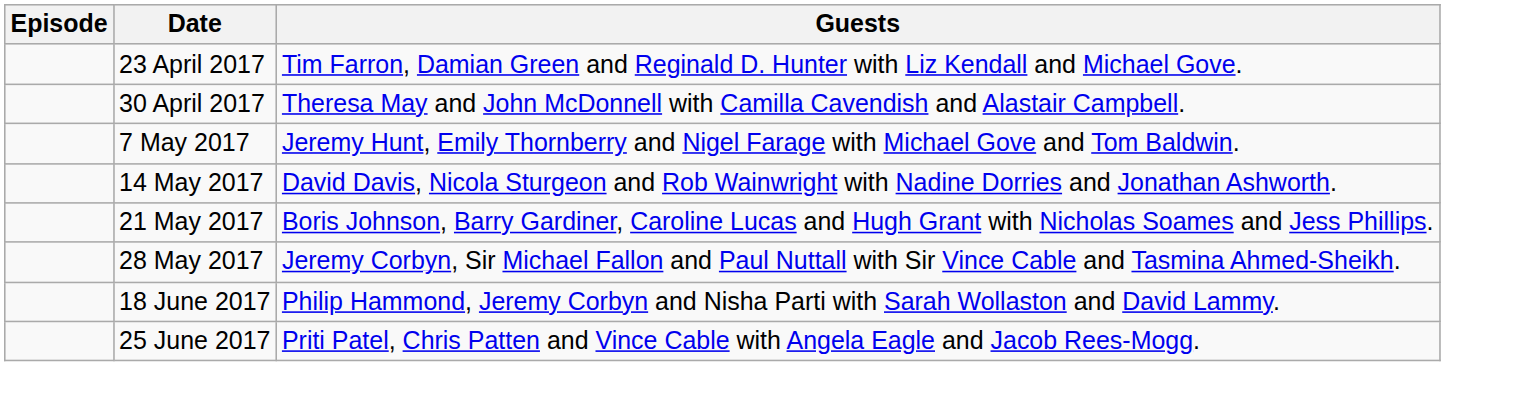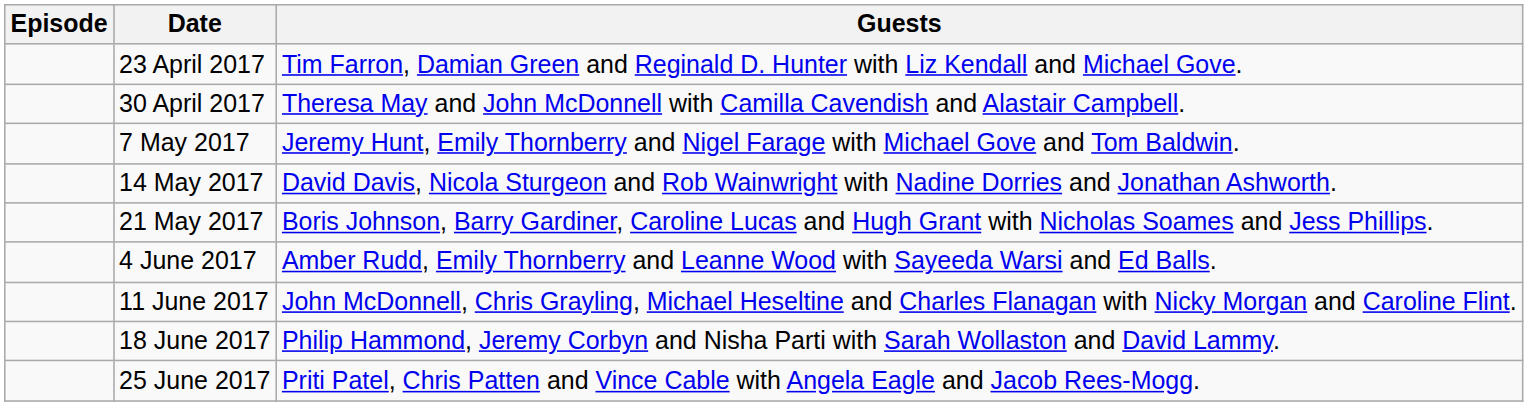- row: (191, 261)
+ row: (188, 261)
+ row: (194, 301)
